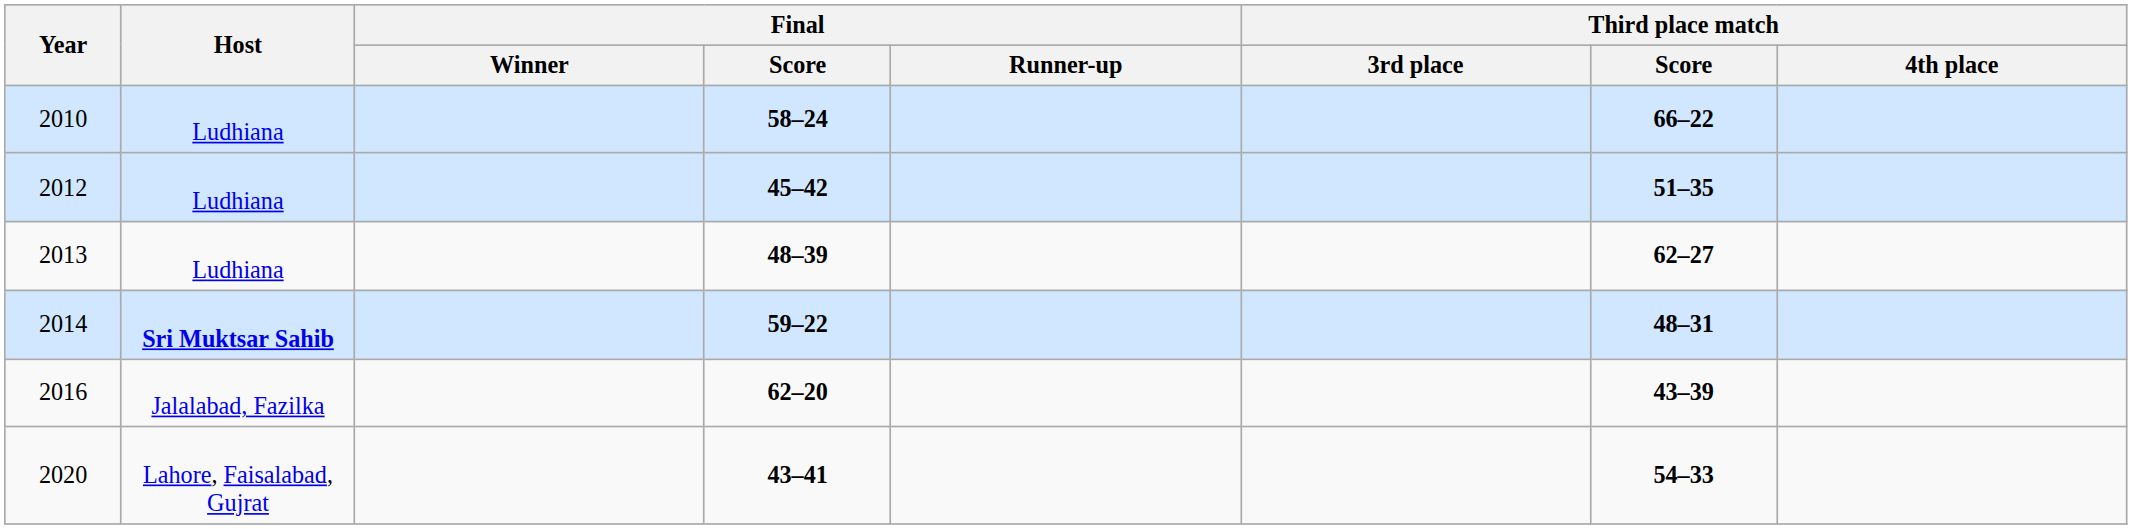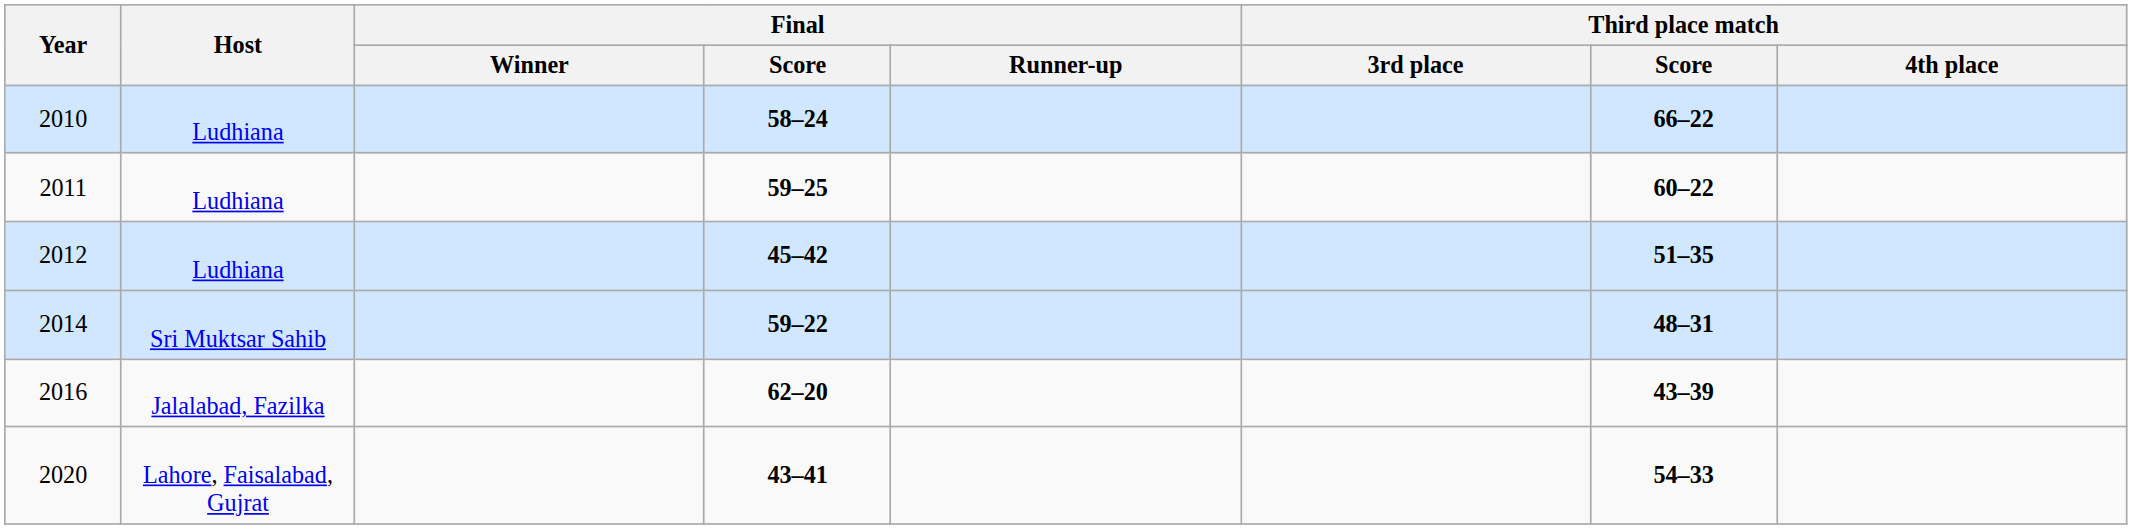+ row: (63, 187)
- row: (63, 255)
(238, 338) bold -> (238, 338) normal
